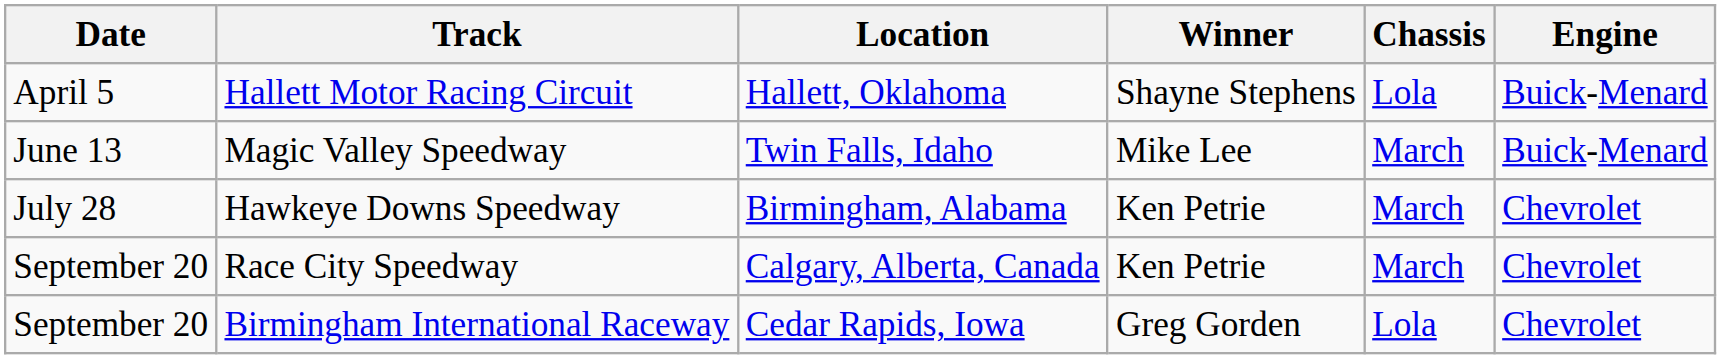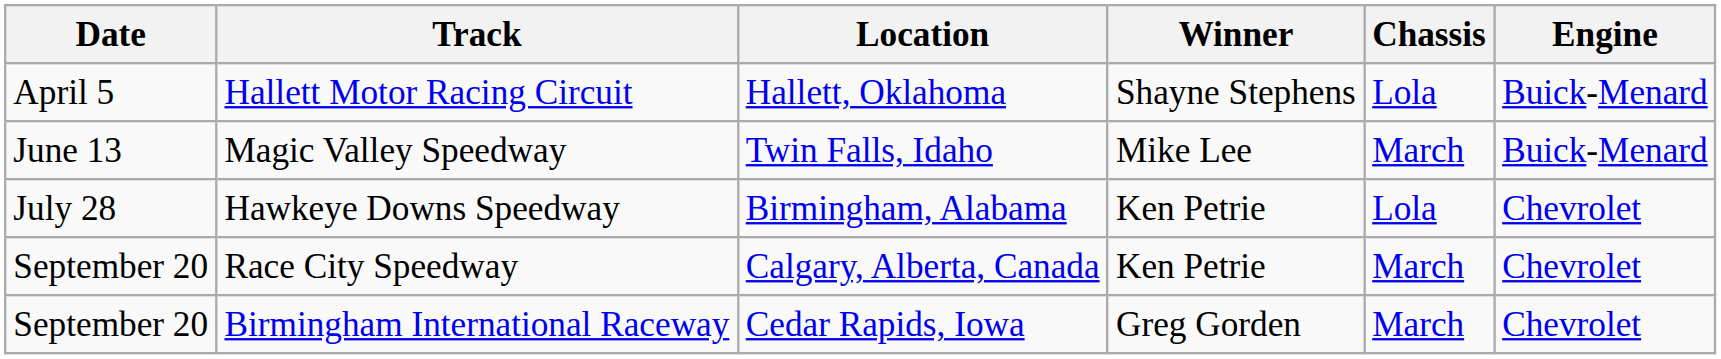(1418, 208) March -> (1404, 208) Lola
(1404, 324) Lola -> (1418, 324) March
